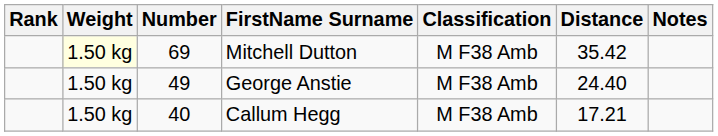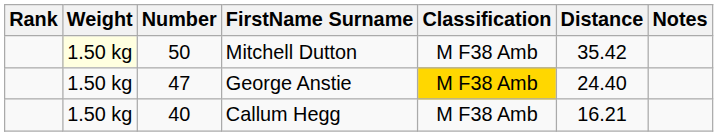(179, 51) 69 -> (179, 51) 50
(179, 83) 49 -> (179, 83) 47
(487, 83) no background -> (487, 83) gold background
(602, 114) 17.21 -> (602, 114) 16.21
